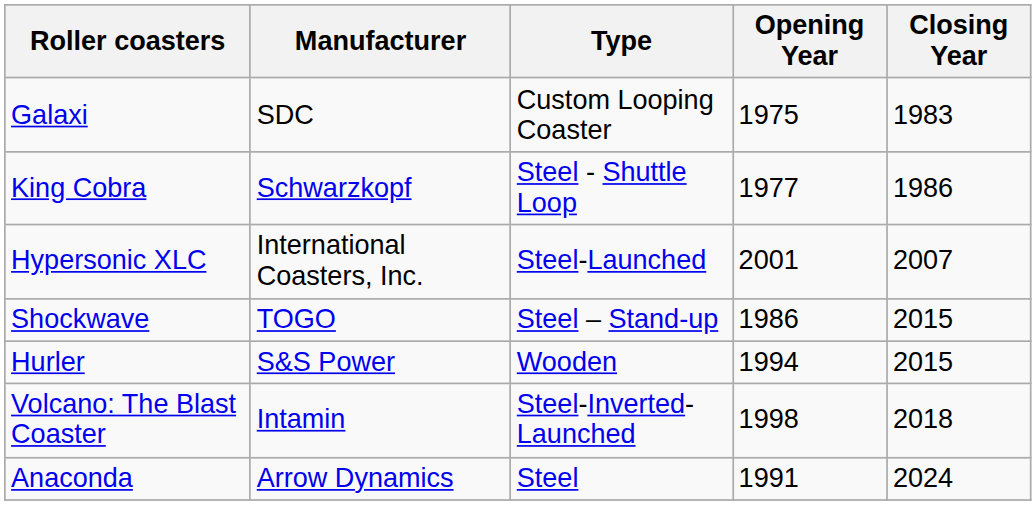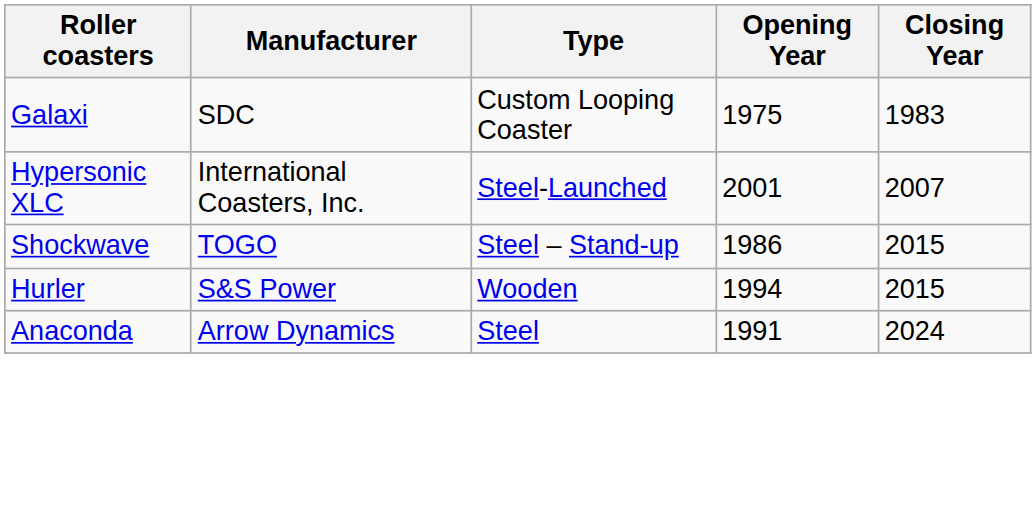- row: (79, 187)
- row: (124, 420)
